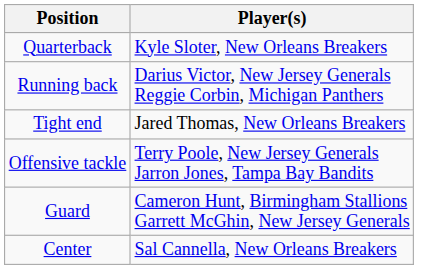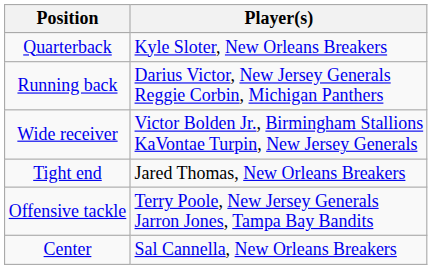+ row: (67, 134)
- row: (67, 211)
